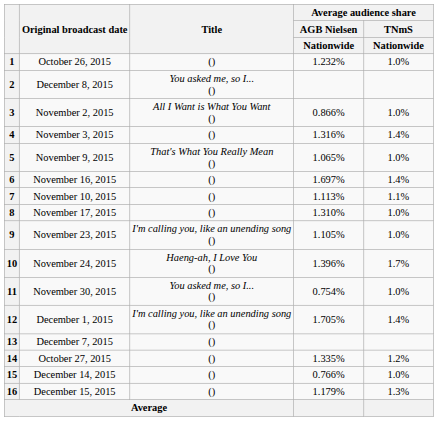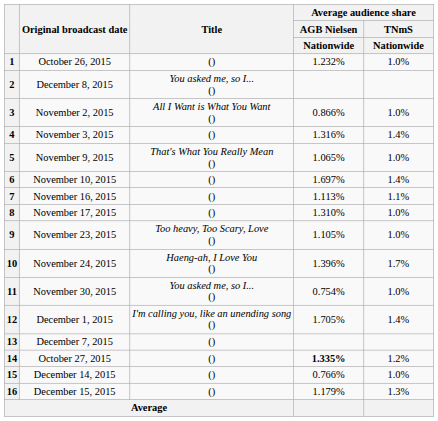(75, 179) November 16, 2015 -> (75, 179) November 10, 2015
(75, 196) November 10, 2015 -> (75, 196) November 16, 2015
(212, 235) I'm calling you, like an unending song () -> (212, 235) Too heavy, Too Scary, Love ()
(329, 358) normal -> (329, 358) bold
